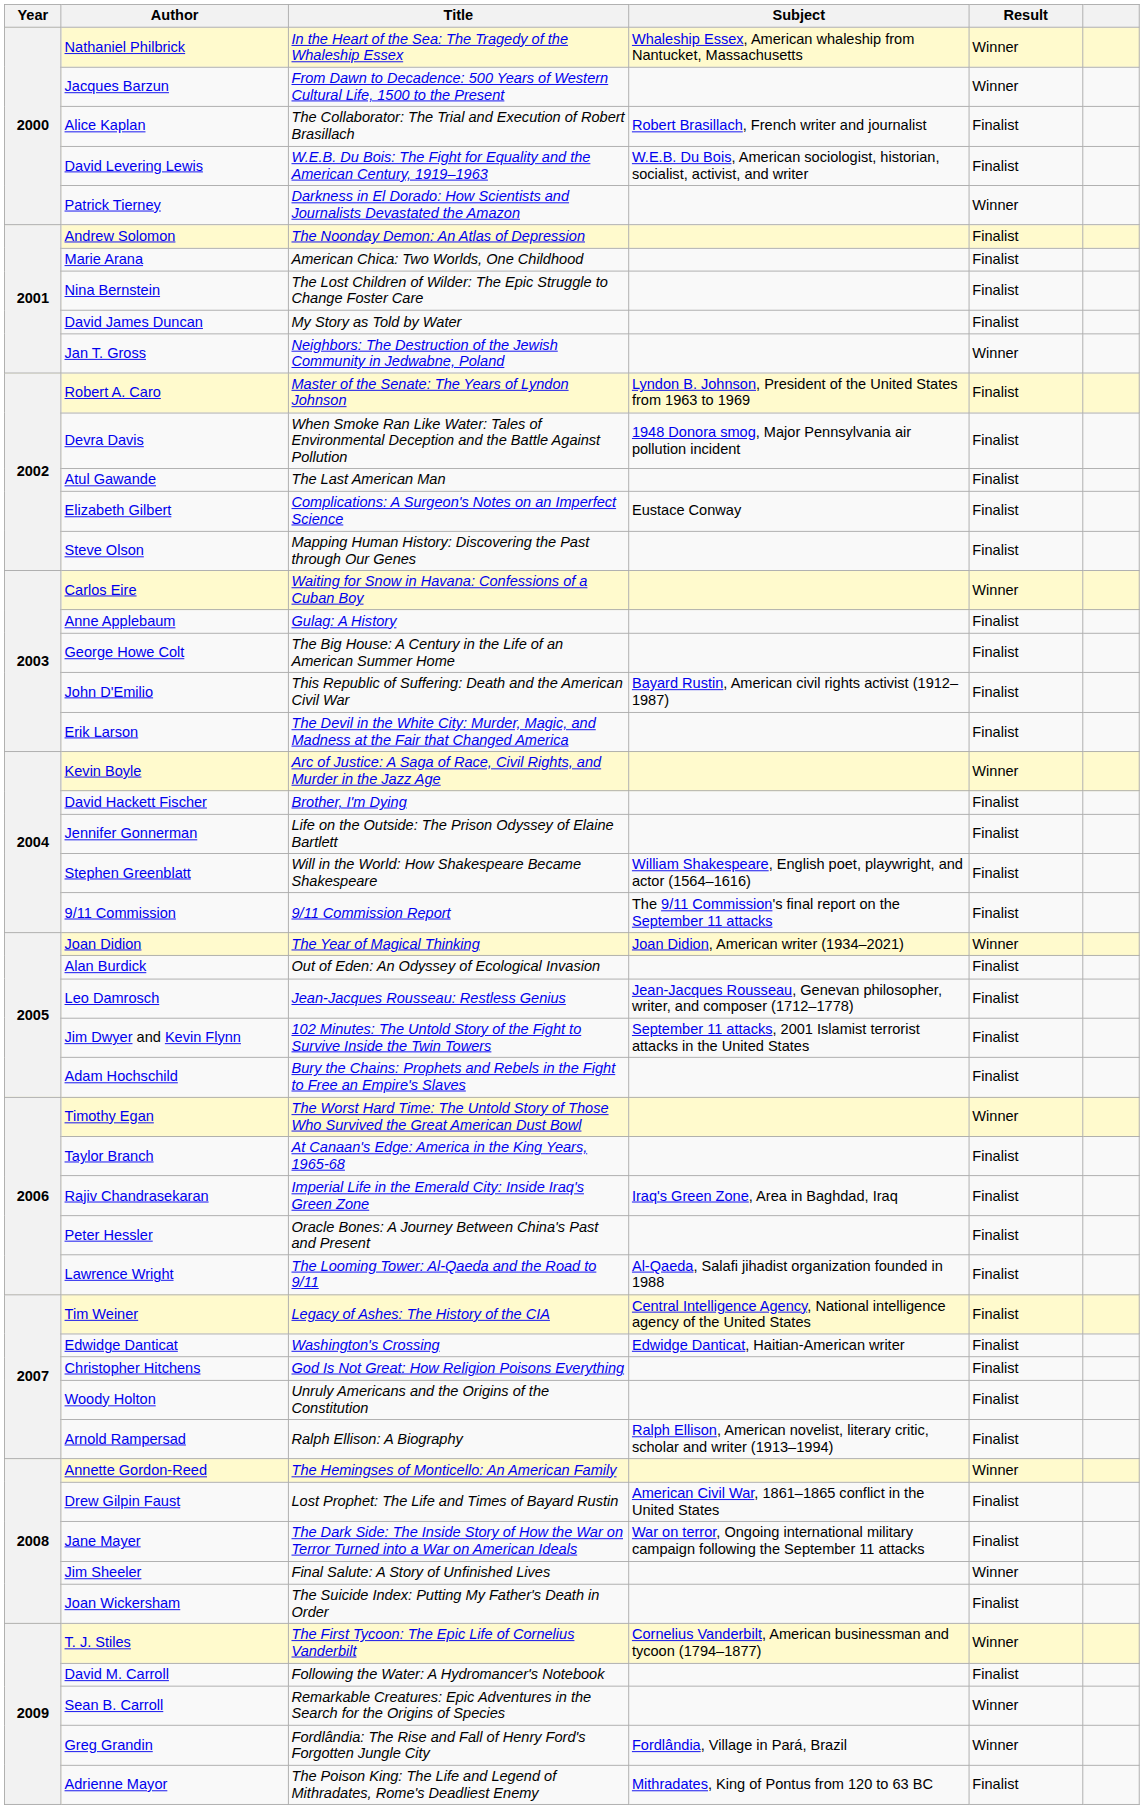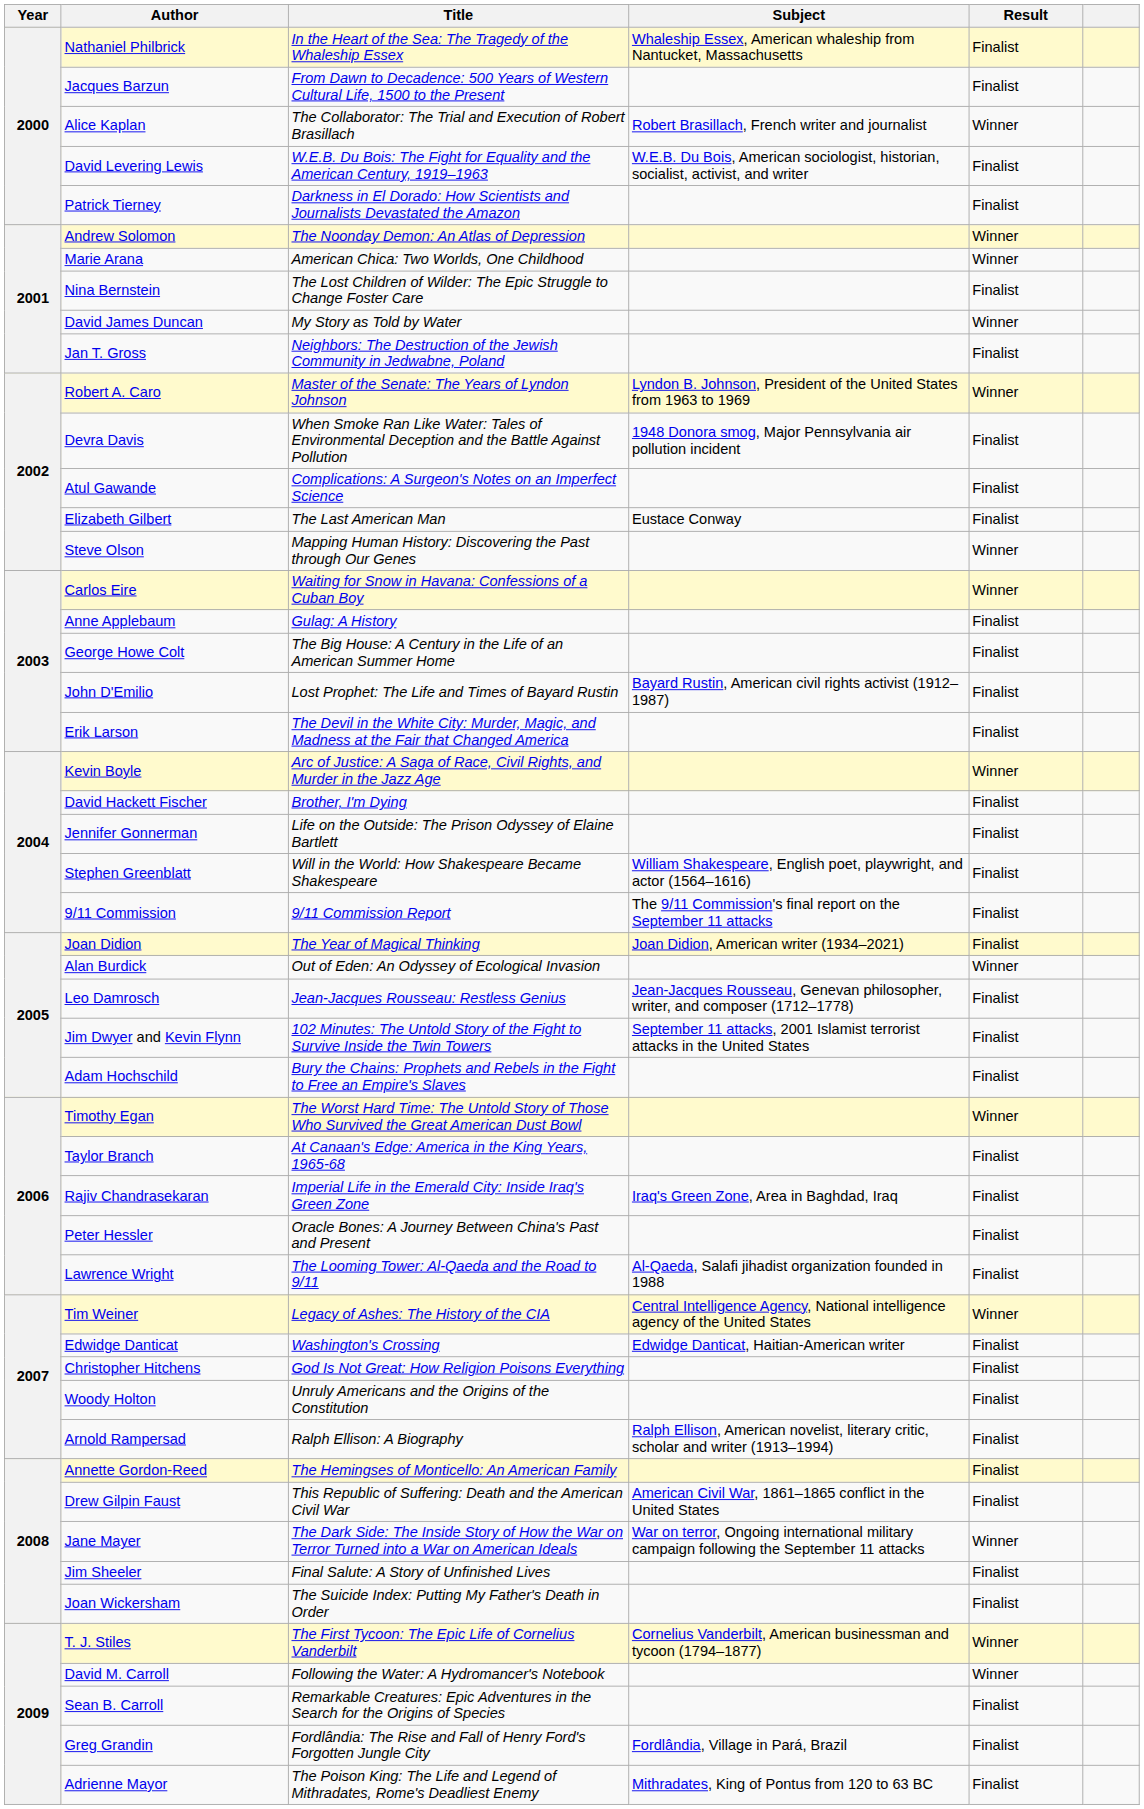(995, 47) Winner -> (995, 47) Finalist
(995, 86) Winner -> (995, 86) Finalist
(995, 126) Finalist -> (995, 126) Winner
(995, 205) Winner -> (995, 205) Finalist
(995, 236) Finalist -> (995, 236) Winner
(995, 259) Finalist -> (995, 259) Winner
(995, 322) Finalist -> (995, 322) Winner
(995, 353) Winner -> (995, 353) Finalist
(995, 392) Finalist -> (995, 392) Winner
(369, 480) The Last American Man -> (454, 488) Complications: A Surgeon's Notes on an Imperfect Science
(454, 511) Complications: A Surgeon's Notes on an Imperfect Science -> (369, 519) The Last American Man
(995, 550) Finalist -> (995, 550) Winner
(457, 692) This Republic of Suffering: Death and the American Civil War -> (455, 692) Lost Prophet: The Life and Times of Bayard Rustin
(995, 944) Winner -> (995, 944) Finalist
(995, 967) Finalist -> (995, 967) Winner
(995, 1314) Finalist -> (995, 1314) Winner
(995, 1470) Winner -> (995, 1470) Finalist
(455, 1501) Lost Prophet: The Life and Times of Bayard Rustin -> (457, 1501) This Republic of Suffering: Death and the American Civil War
(995, 1541) Finalist -> (995, 1541) Winner
(995, 1572) Winner -> (995, 1572) Finalist
(995, 1674) Finalist -> (995, 1674) Winner
(995, 1705) Winner -> (995, 1705) Finalist
(995, 1745) Winner -> (995, 1745) Finalist
